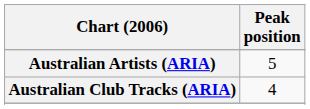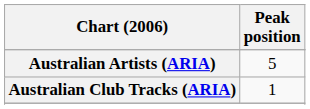(272, 90) 4 -> (272, 90) 1
